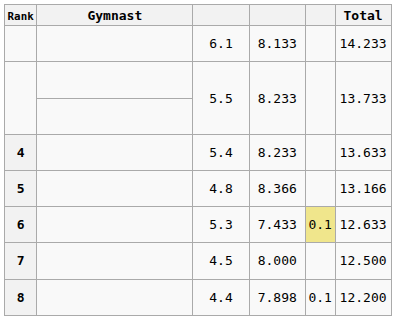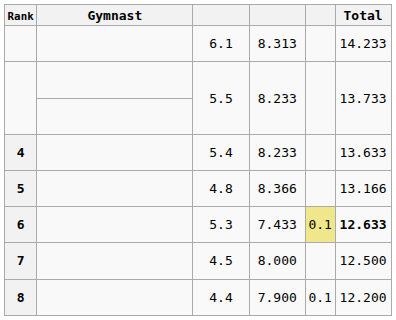(277, 44) 8.133 -> (277, 44) 8.313
(363, 225) normal -> (363, 225) bold
(277, 297) 7.898 -> (277, 297) 7.900
